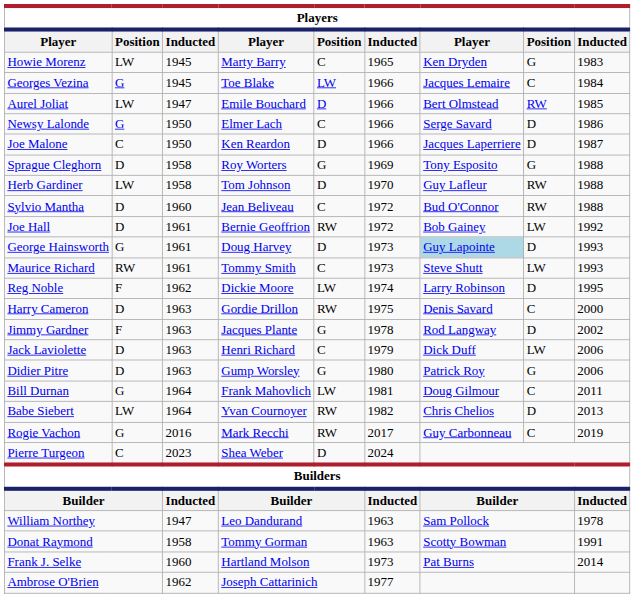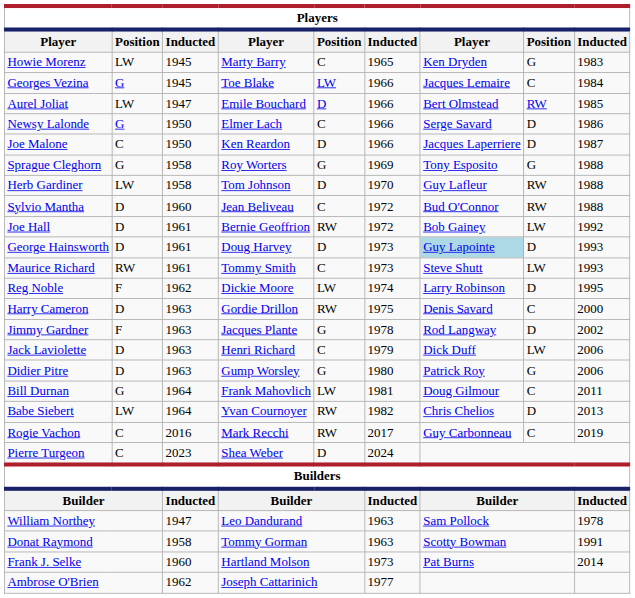(120, 165) D -> (120, 165) G
(120, 247) G -> (120, 247) D
(120, 432) G -> (119, 432) C
